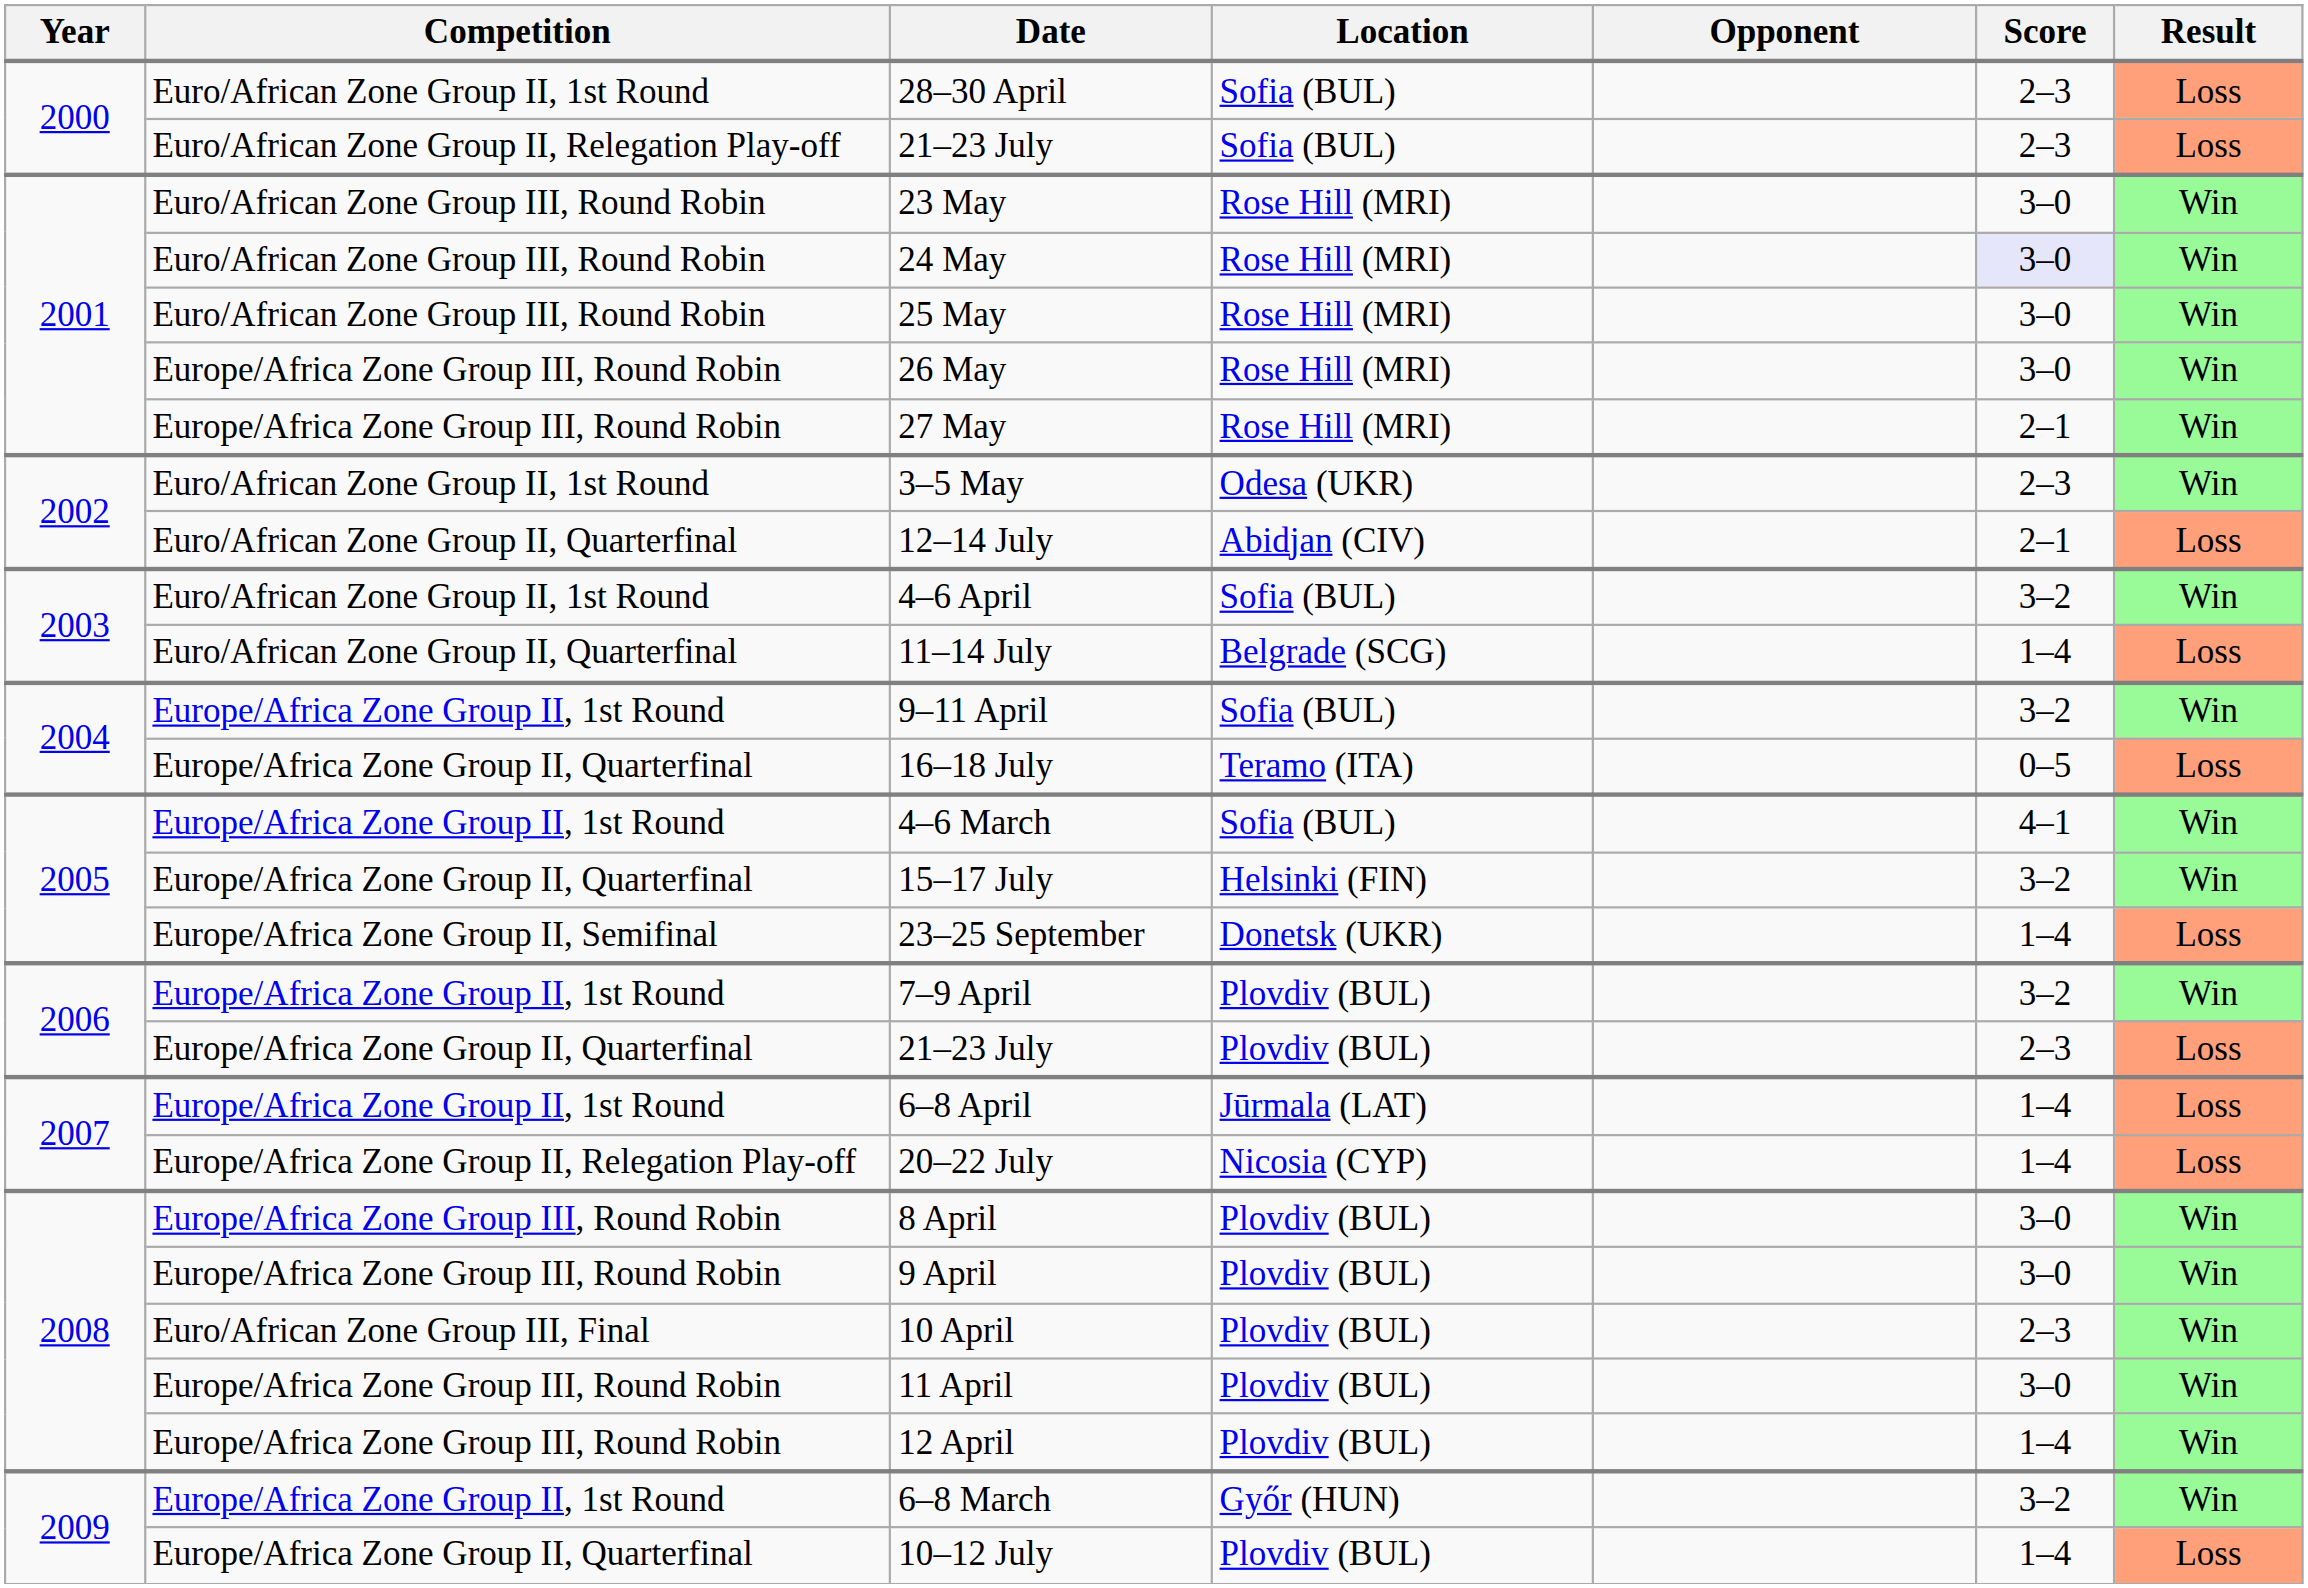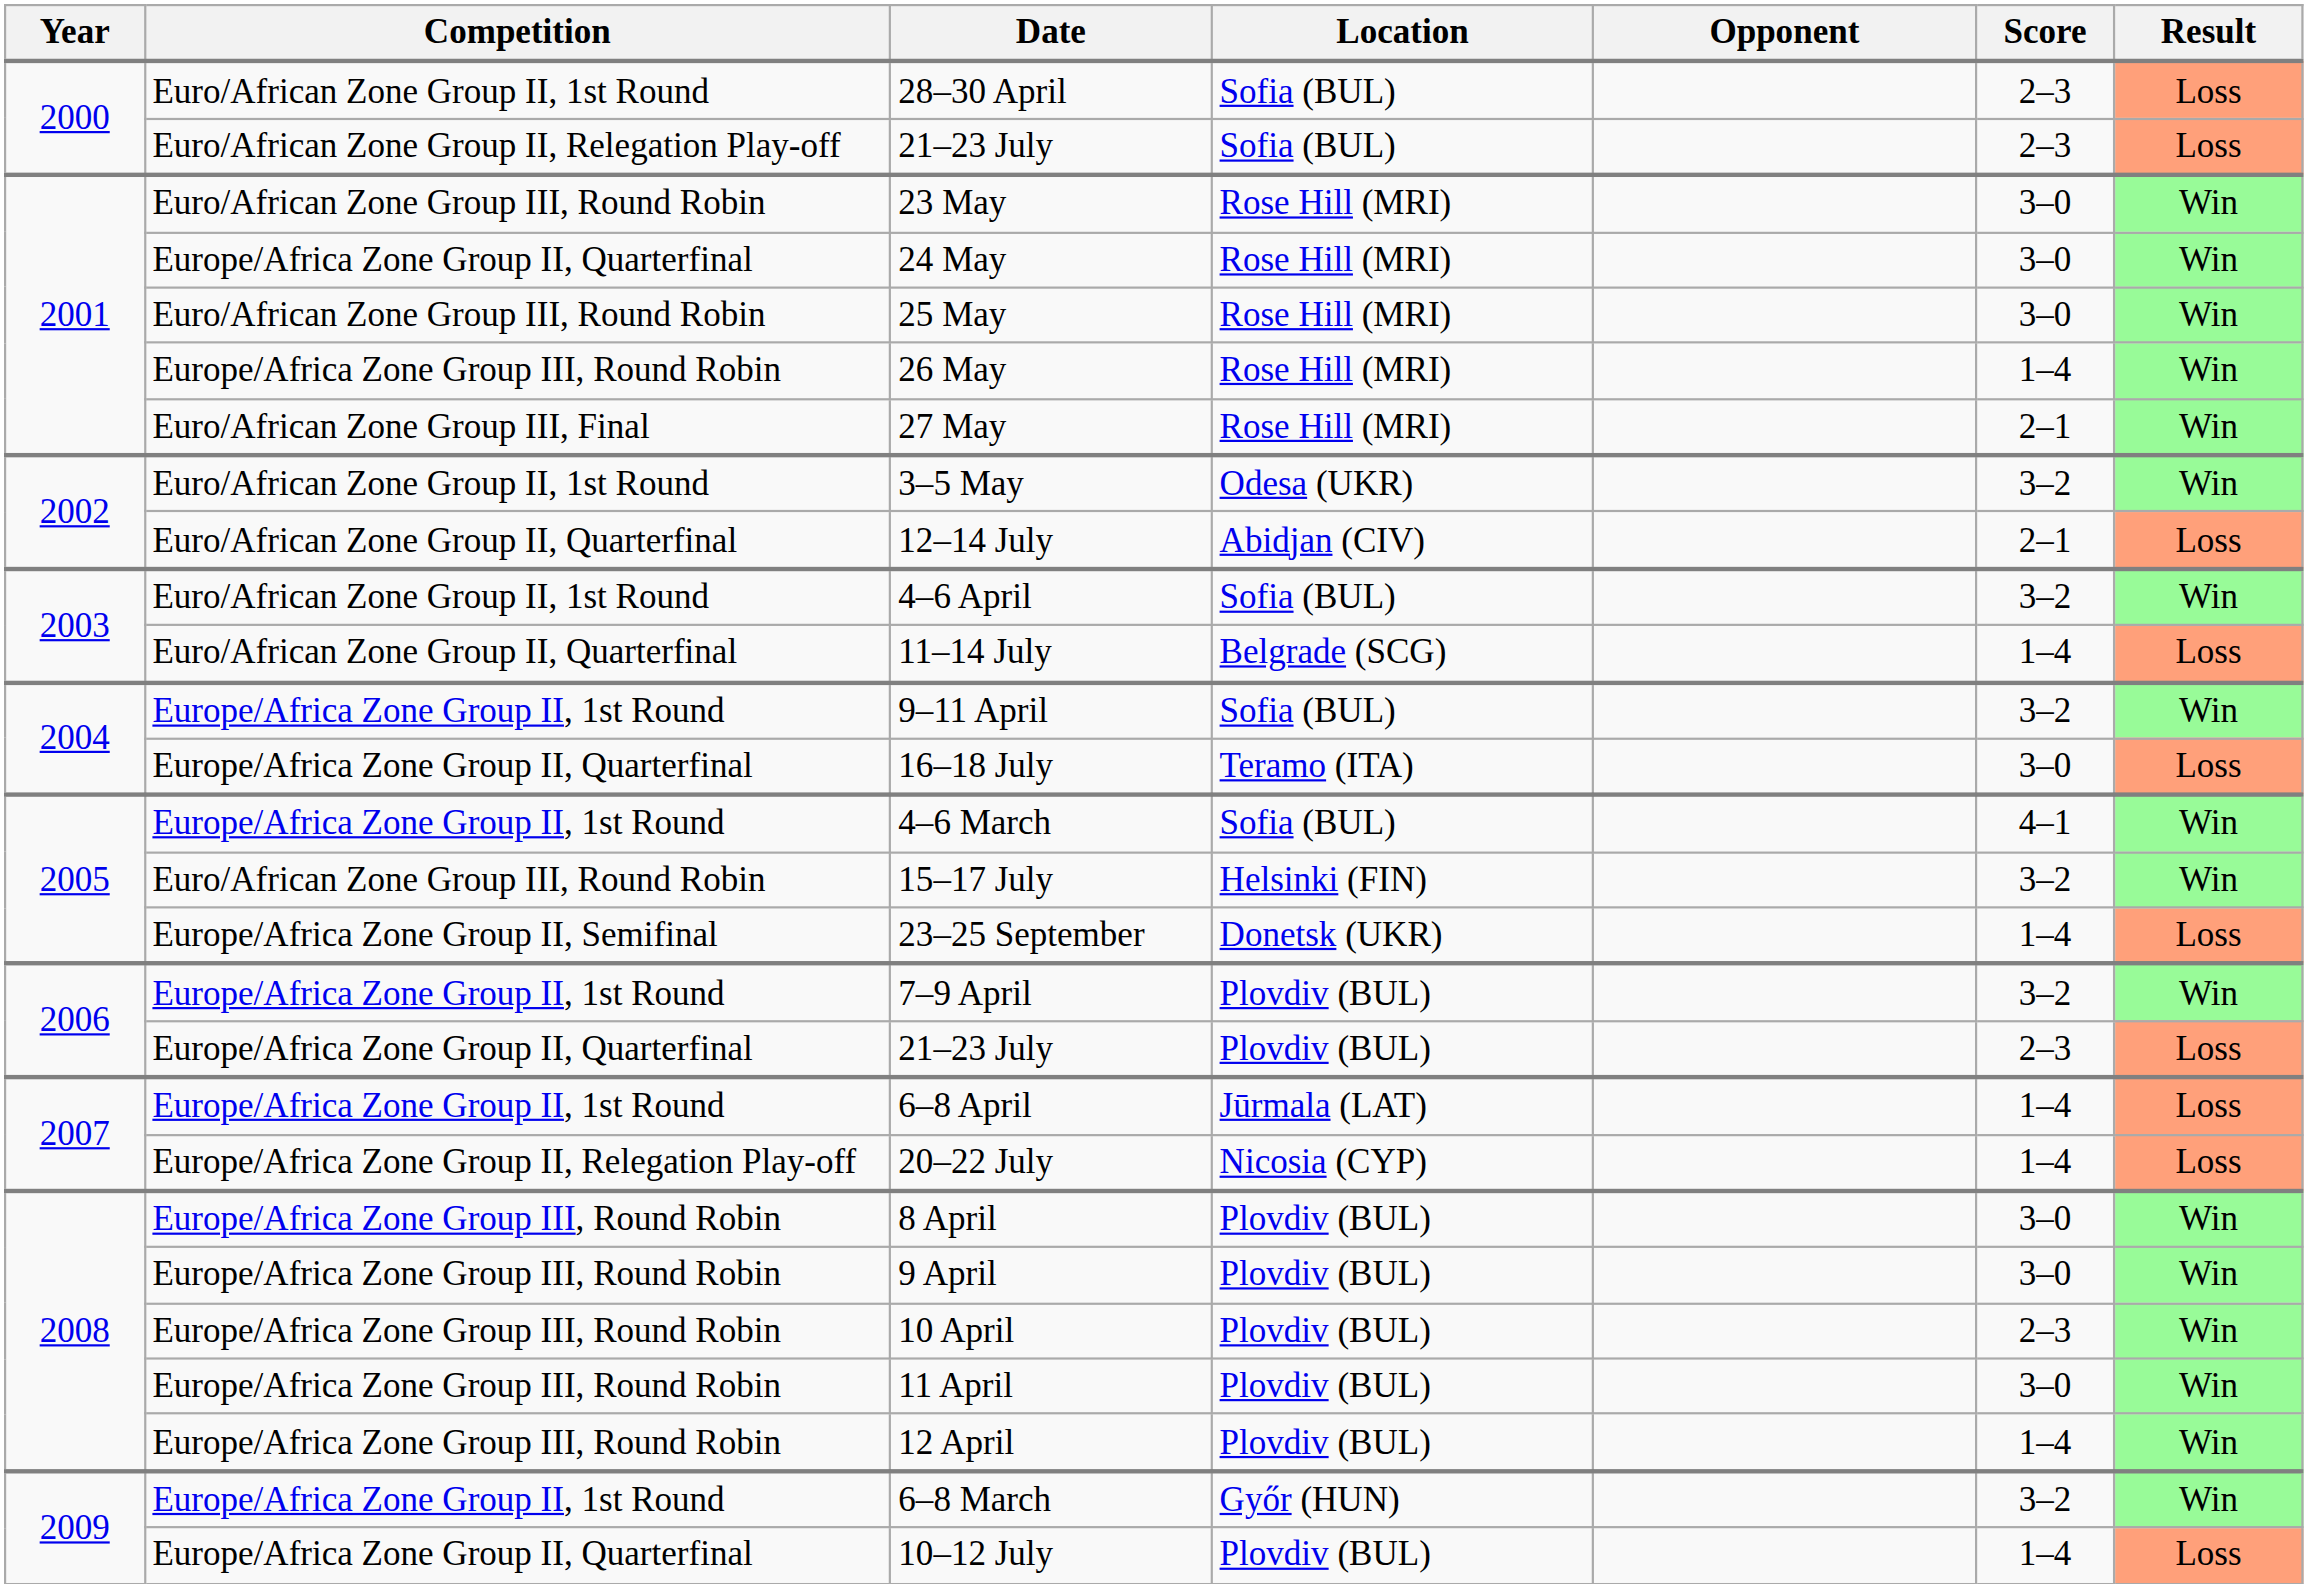(459, 258) Euro/African Zone Group III, Round Robin -> (453, 258) Europe/Africa Zone Group II, Quarterfinal
(2045, 258) lavender background -> (2045, 258) no background
(2045, 370) 3–0 -> (2045, 370) 1–4
(467, 425) Europe/Africa Zone Group III, Round Robin -> (401, 425) Euro/African Zone Group III, Final
(2045, 483) 2–3 -> (2045, 483) 3–2
(2045, 765) 0–5 -> (2045, 765) 3–0
(453, 878) Europe/Africa Zone Group II, Quarterfinal -> (459, 878) Euro/African Zone Group III, Round Robin
(401, 1330) Euro/African Zone Group III, Final -> (467, 1330) Europe/Africa Zone Group III, Round Robin
